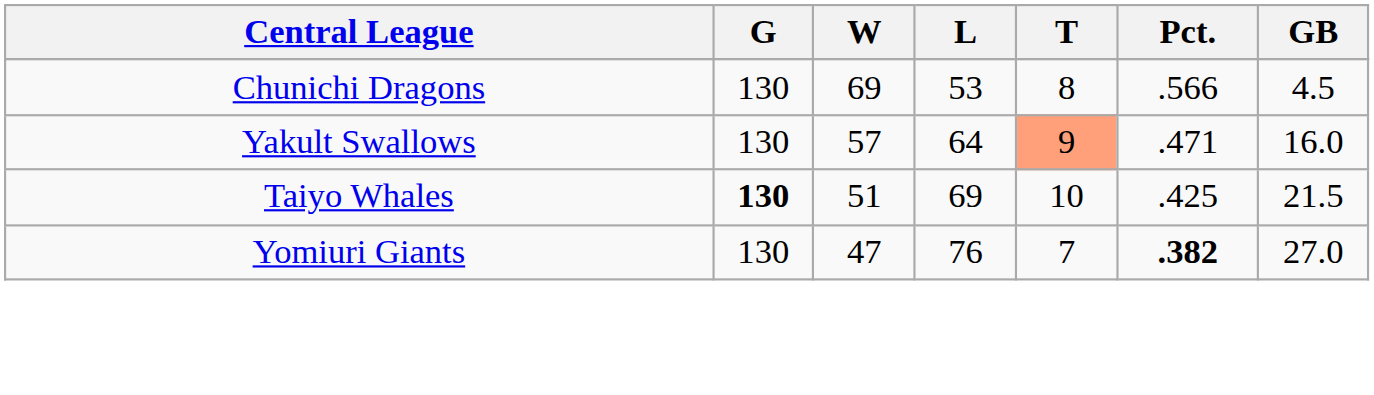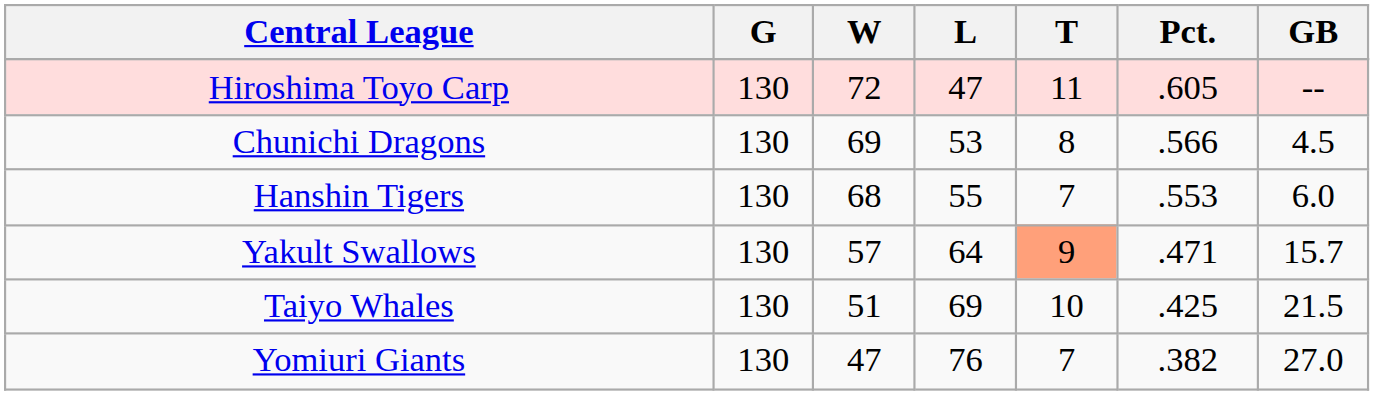+ row: (359, 86)
+ row: (359, 196)
(1313, 141) 16.0 -> (1313, 251) 15.7
(763, 196) bold -> (763, 305) normal
(1188, 251) bold -> (1188, 360) normal
